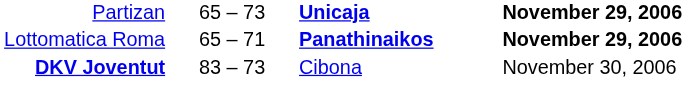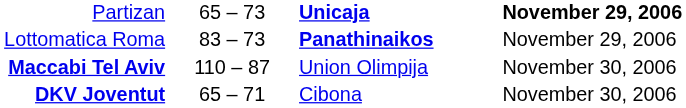(232, 40) 65 – 71 -> (232, 40) 83 – 73
(592, 40) bold -> (590, 40) normal
+ row: (87, 67)
(232, 67) 83 – 73 -> (232, 94) 65 – 71
